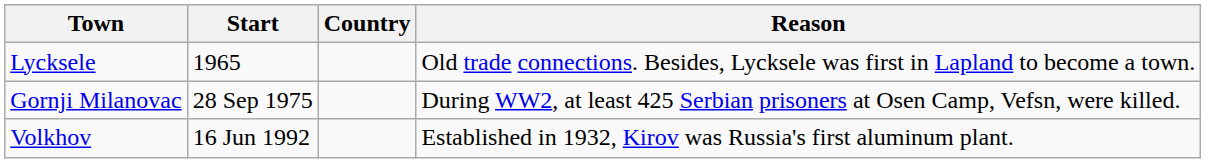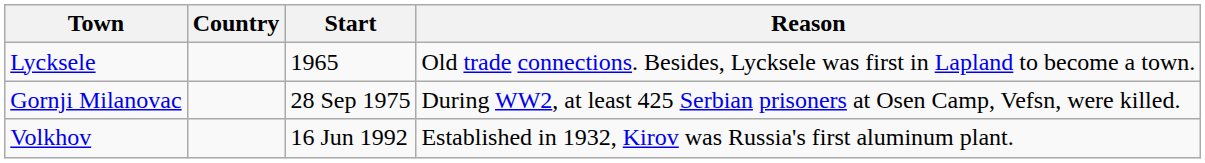columns swapped: (367, 23) <-> (253, 23)
